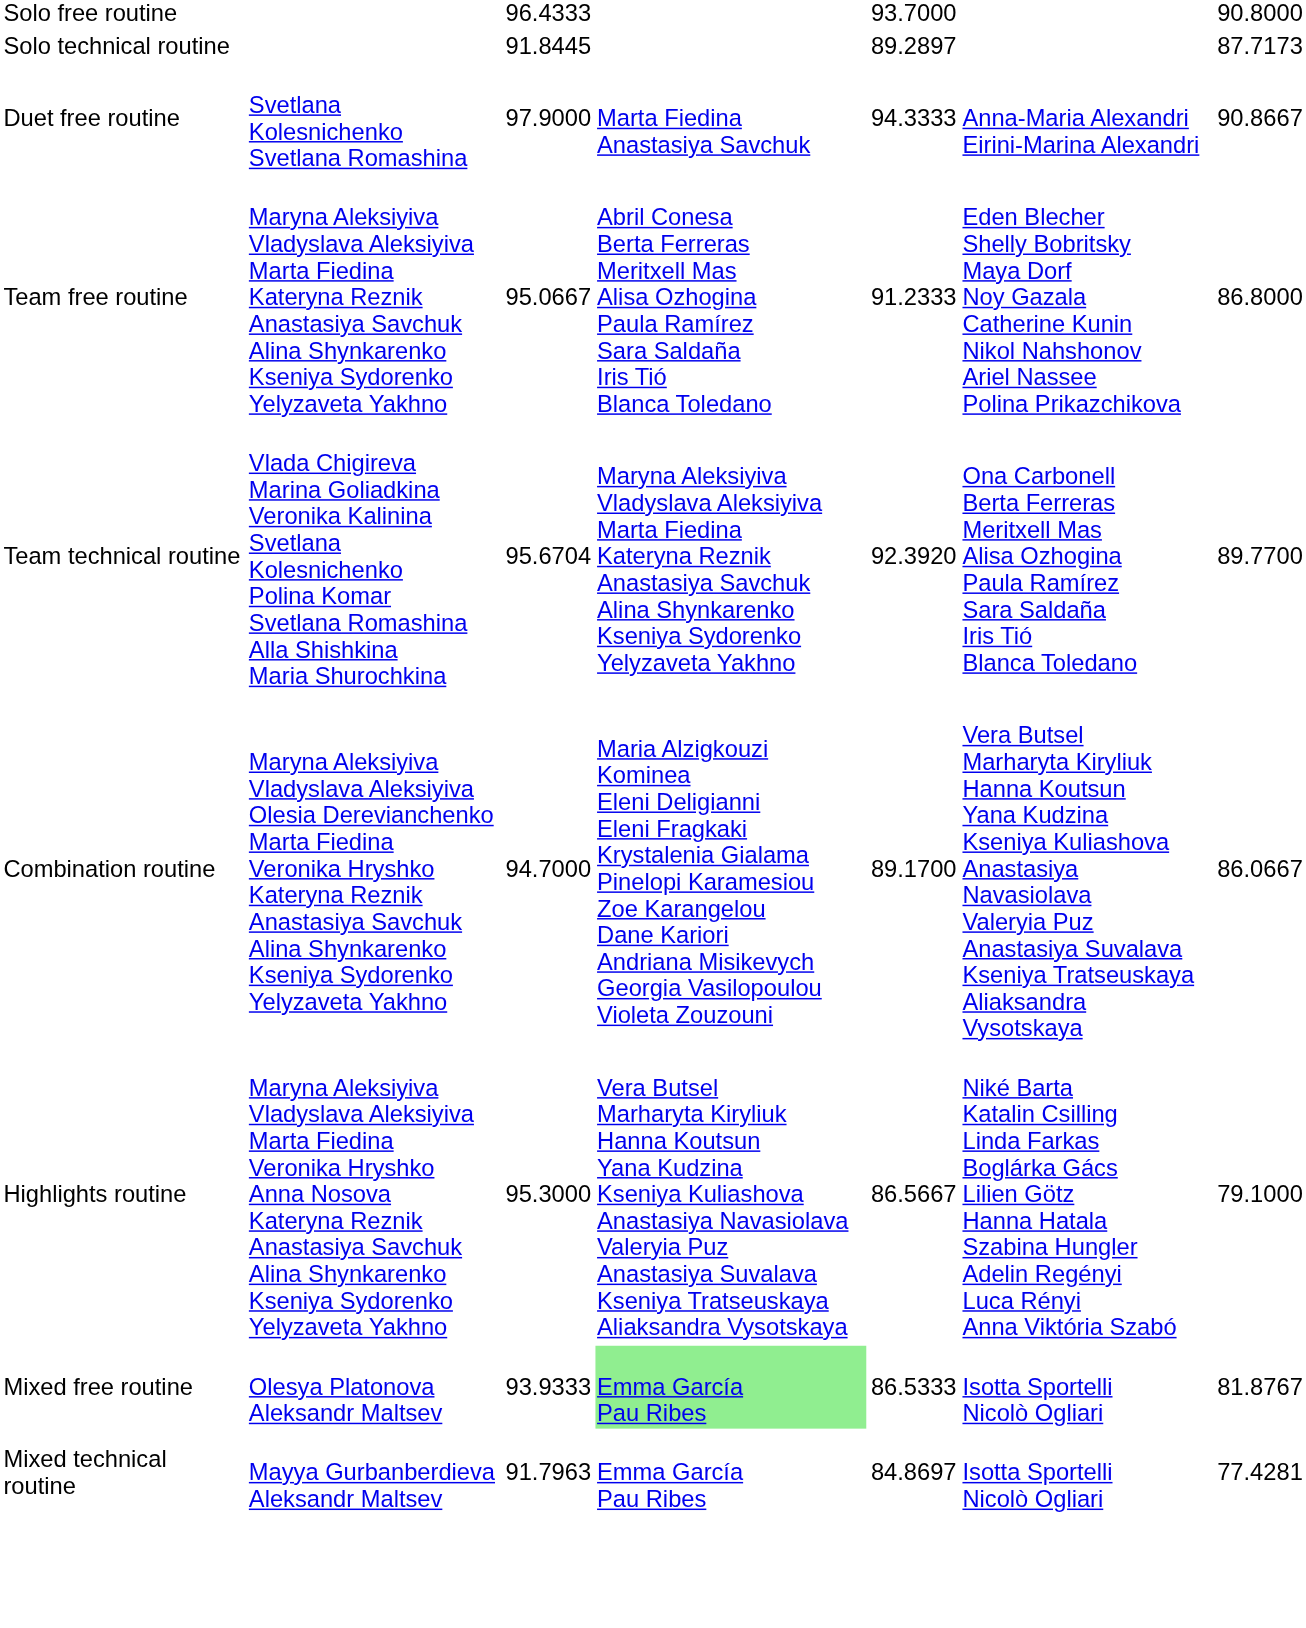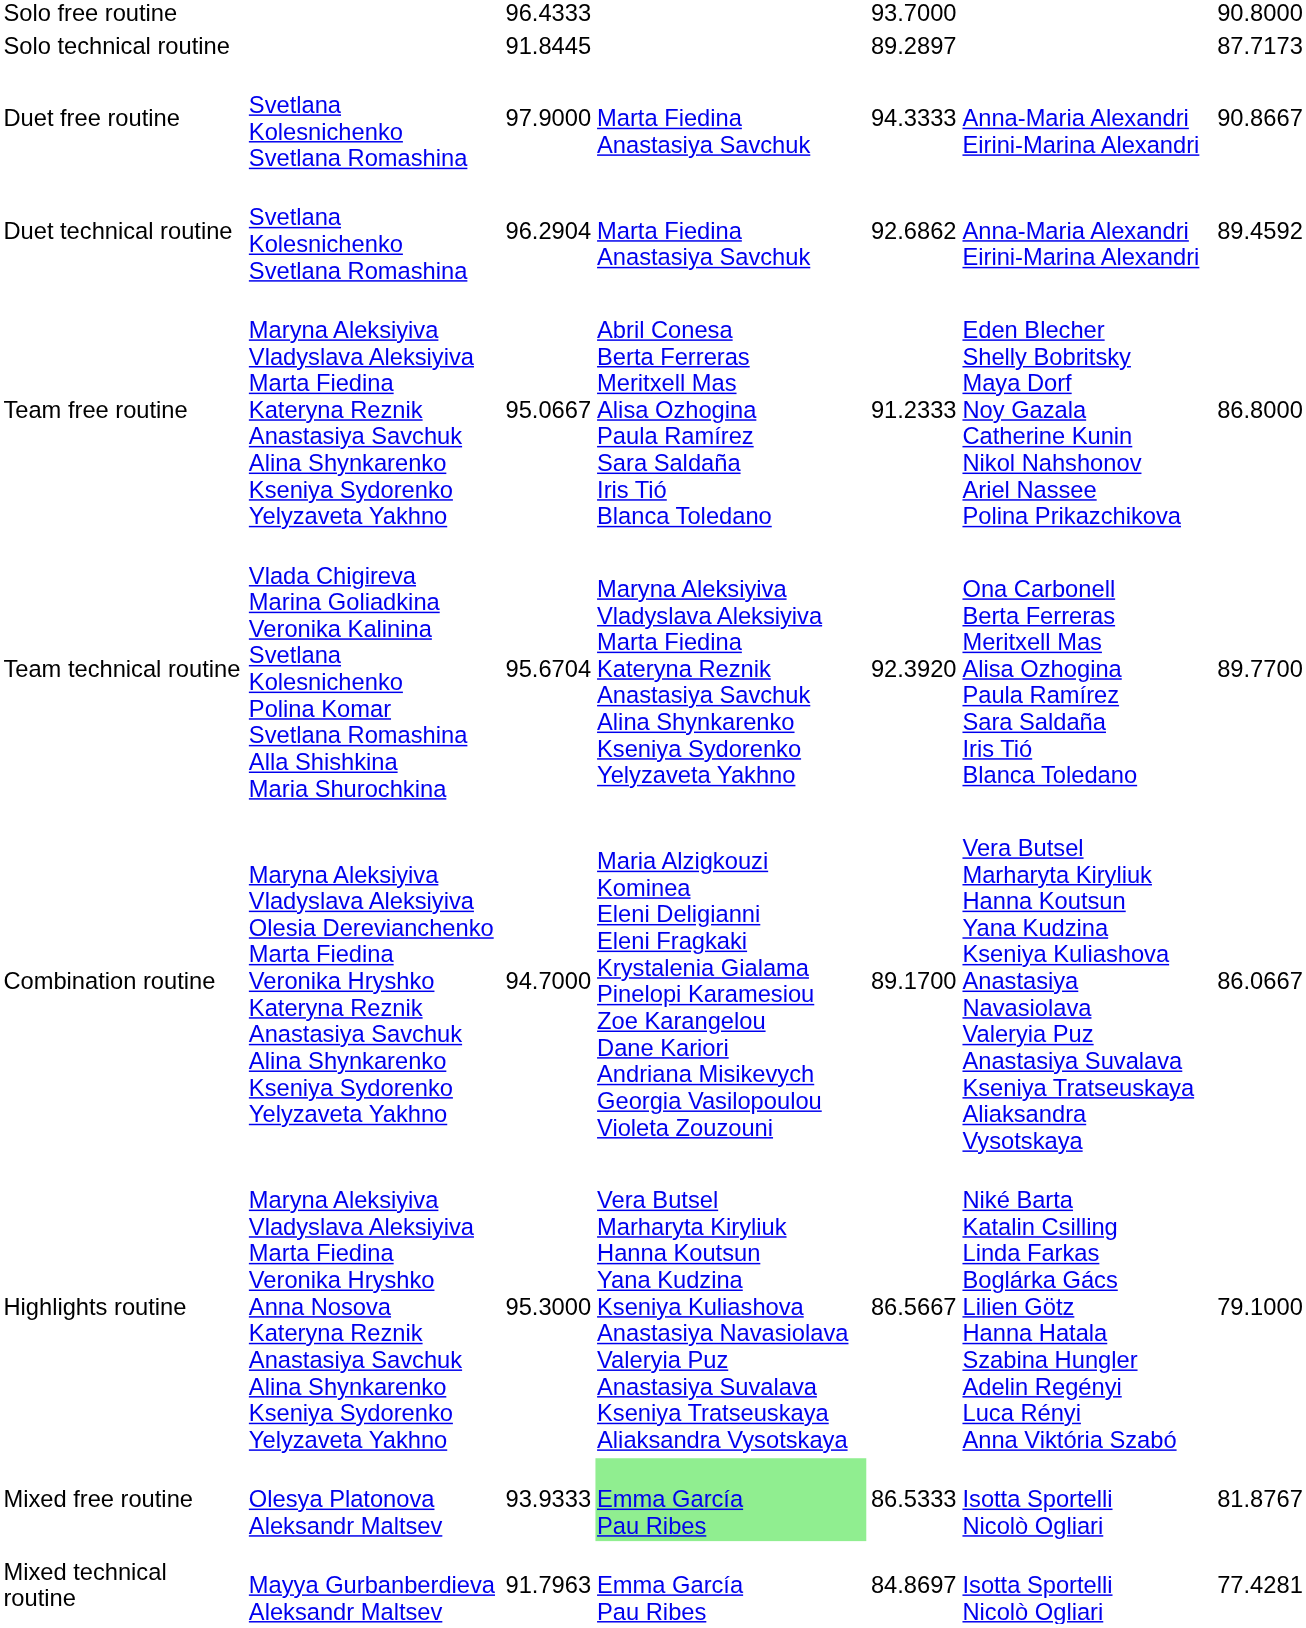+ row: (118, 231)
